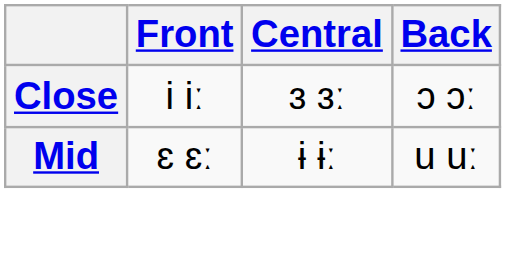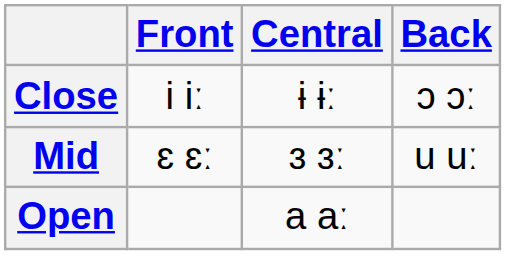(317, 95) ɜ ɜː -> (317, 95) ɨ ɨː
(317, 156) ɨ ɨː -> (317, 156) ɜ ɜː
+ row: (66, 216)
